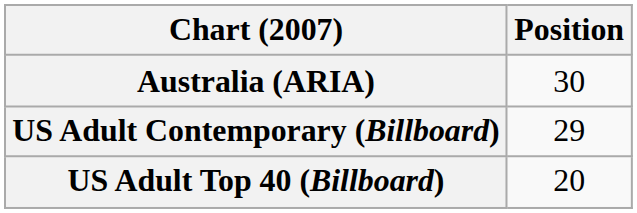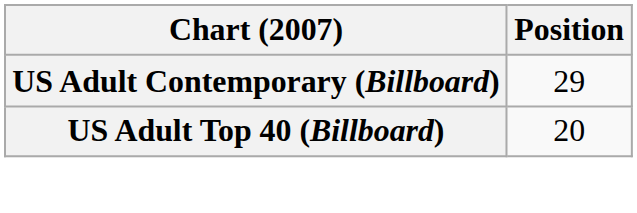- row: (256, 80)
